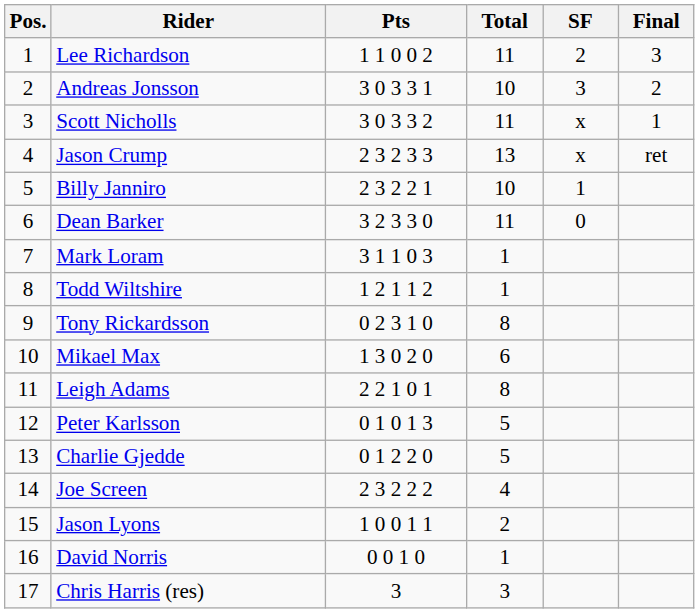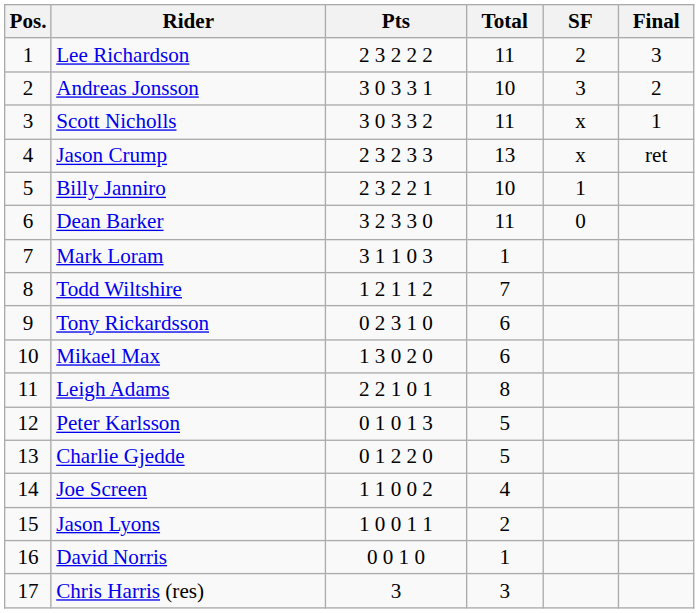(396, 54) 1 1 0 0 2 -> (396, 54) 2 3 2 2 2
(505, 289) 1 -> (505, 289) 7
(505, 322) 8 -> (505, 322) 6
(396, 490) 2 3 2 2 2 -> (396, 490) 1 1 0 0 2
